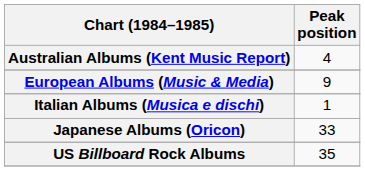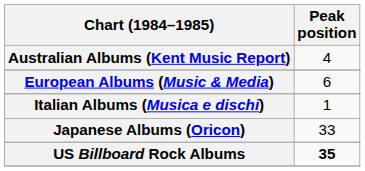(327, 81) 9 -> (327, 81) 6
(327, 154) normal -> (327, 154) bold
